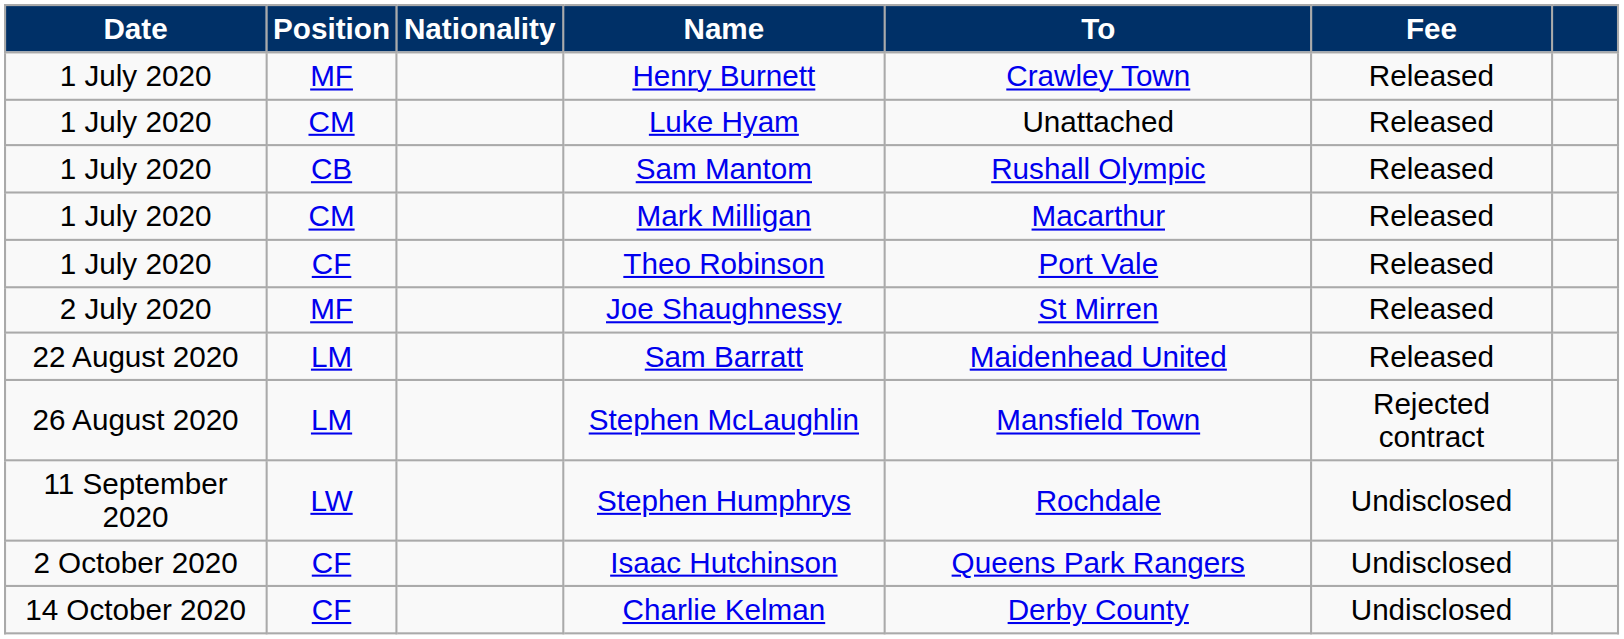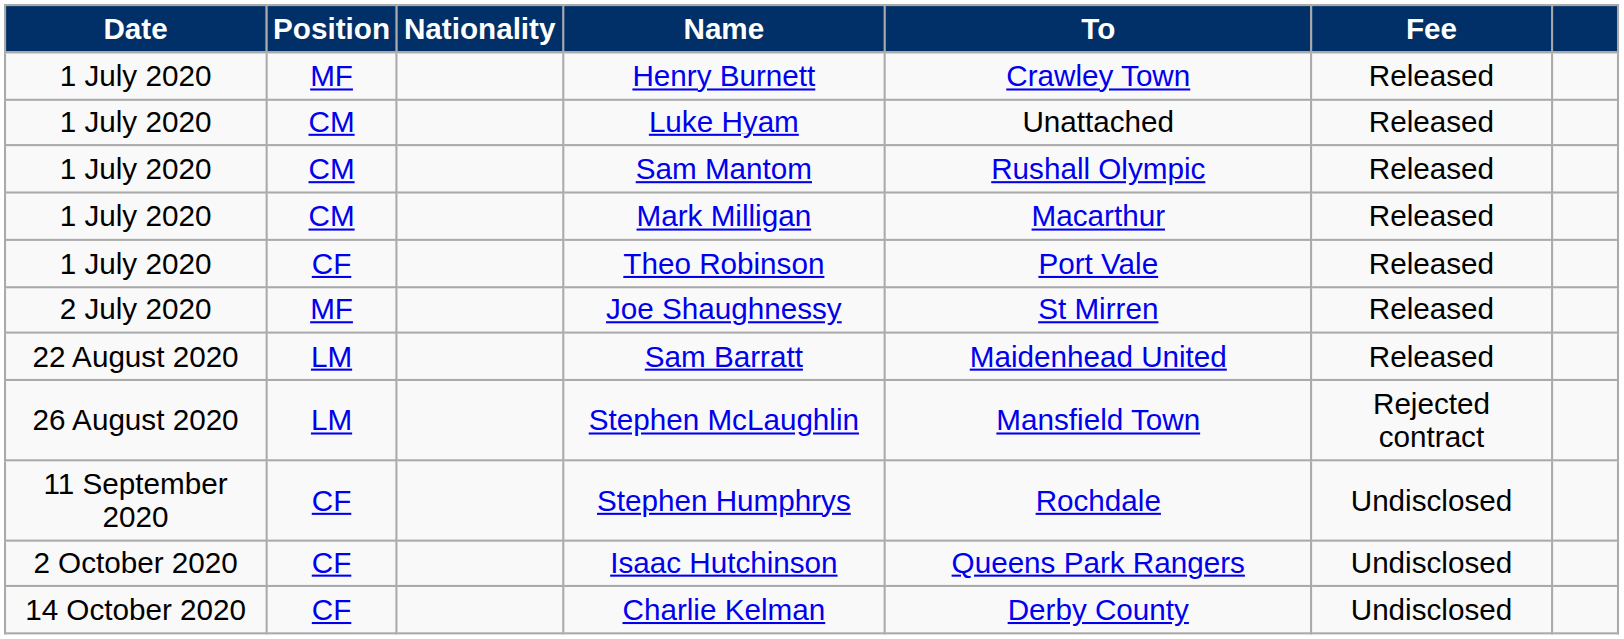(332, 169) CB -> (332, 169) CM
(332, 500) LW -> (332, 500) CF
